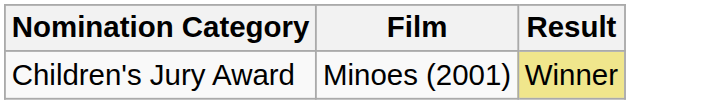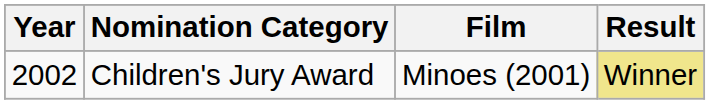+ column: (44, 27)
